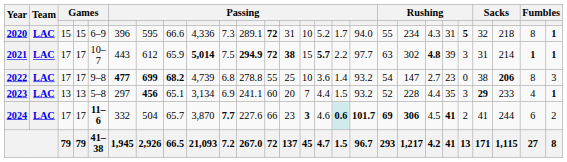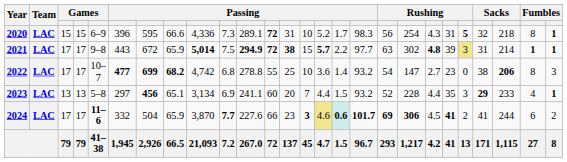(364, 33) 94.0 -> (364, 33) 98.3
(387, 33) 55 -> (387, 33) 56
(411, 33) 234 -> (411, 33) 254
(98, 55) 10–7 -> (98, 49) 9–8
(150, 55) 612 -> (150, 49) 672
(465, 55) no background -> (465, 49) khaki background
(98, 77) 9–8 -> (98, 71) 10–7
(203, 77) 4,739 -> (203, 71) 4,742
(175, 115) 65.7 -> (175, 115) 65.9
(323, 115) no background -> (323, 115) khaki background
